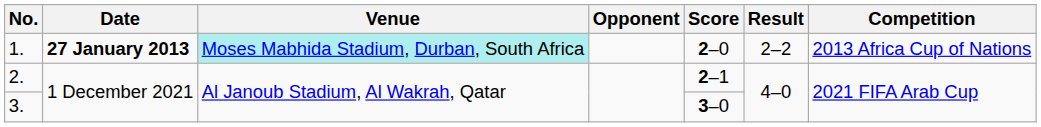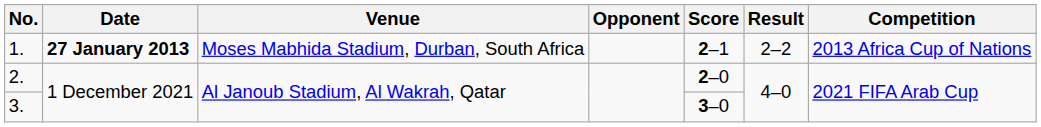(393, 48) paleturquoise background -> (393, 48) no background
(714, 48) 2–0 -> (714, 48) 2–1
(714, 77) 2–1 -> (714, 77) 2–0
